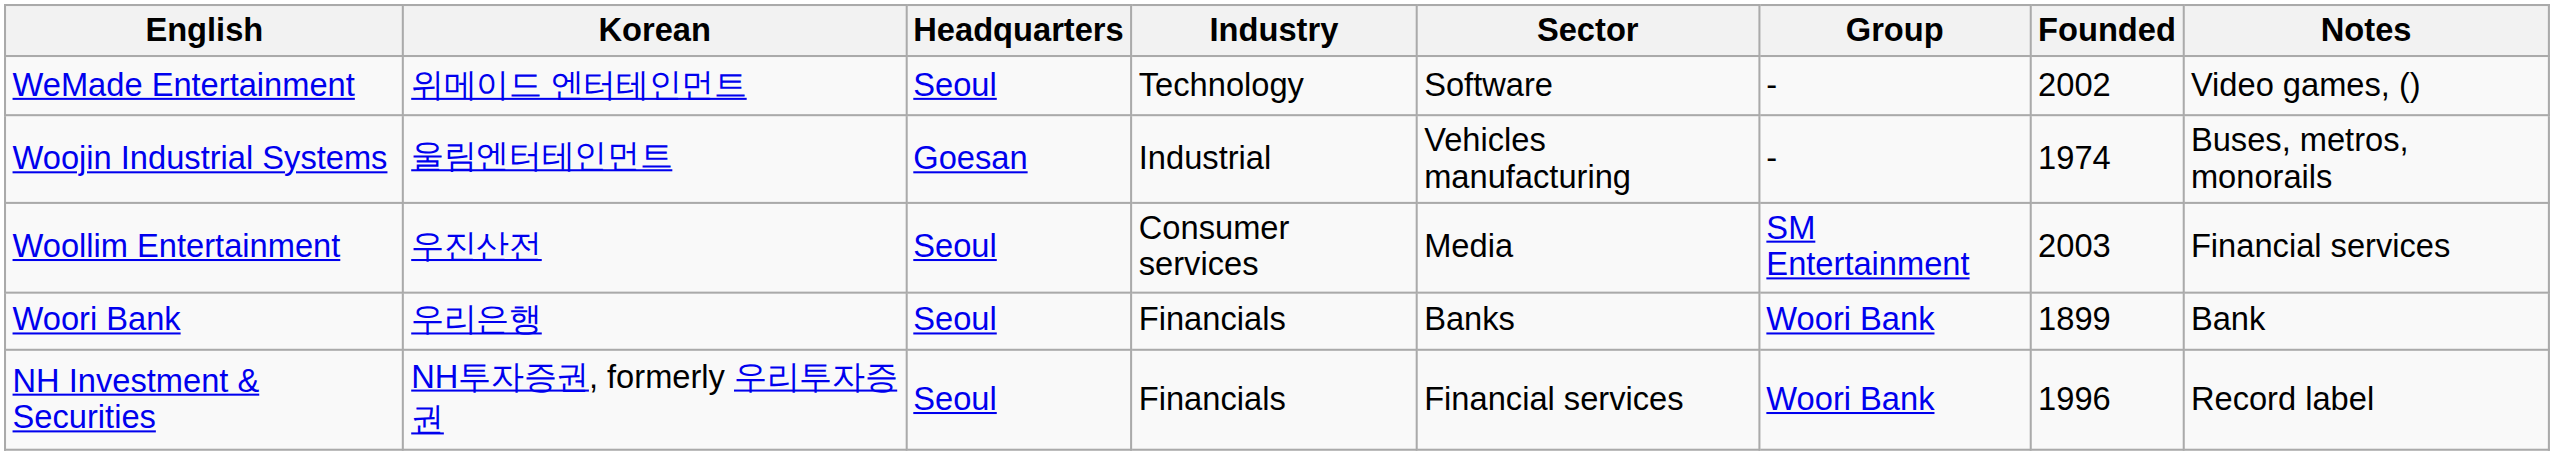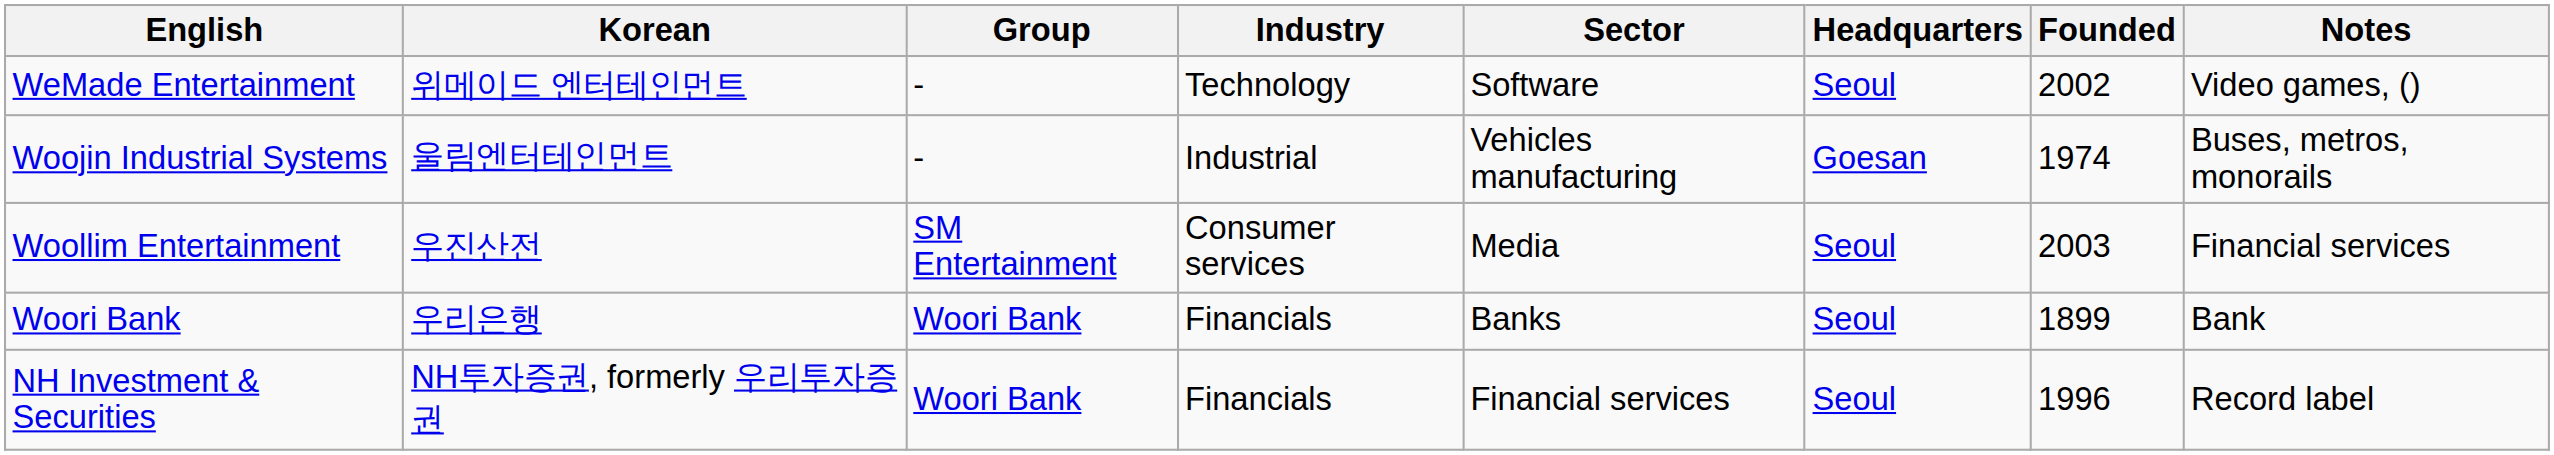columns swapped: (1895, 30) <-> (1019, 30)
